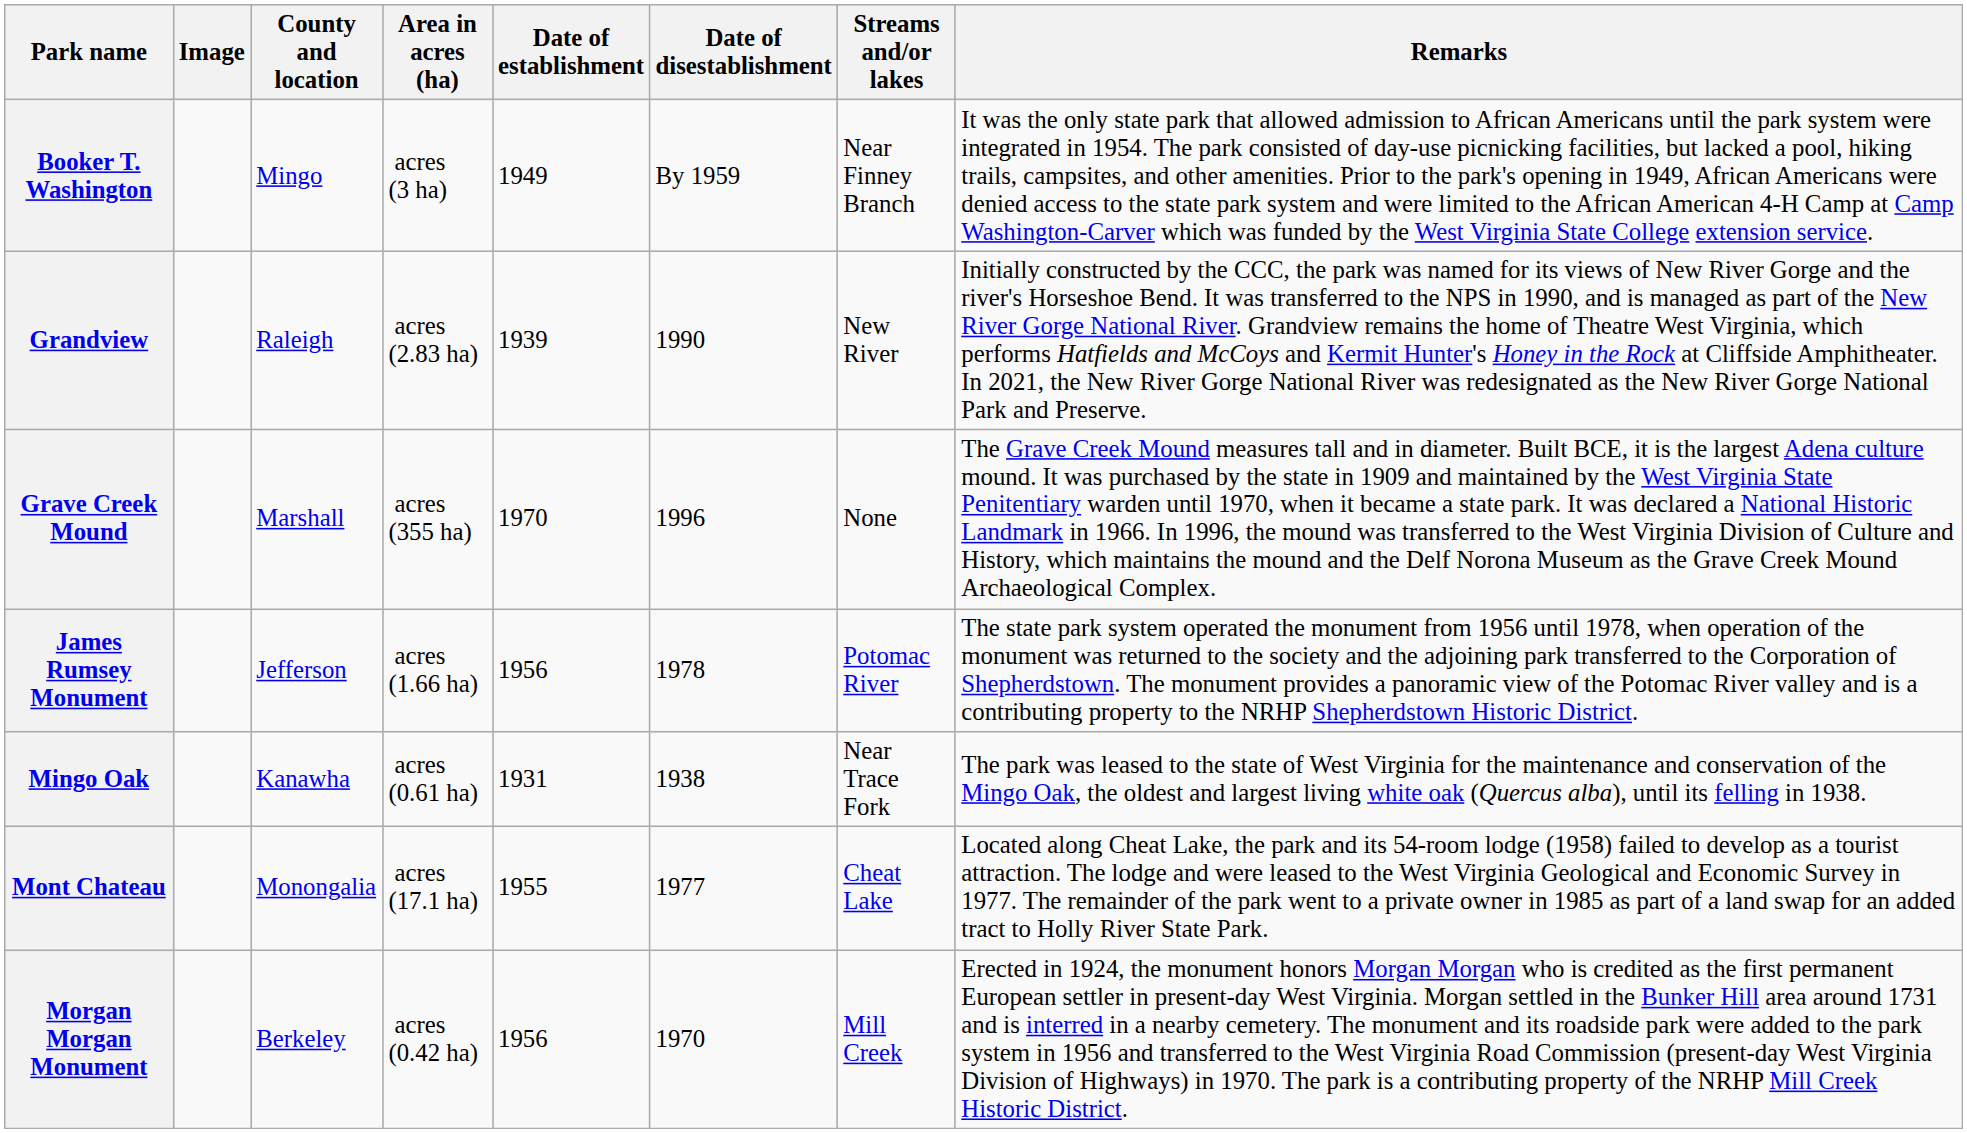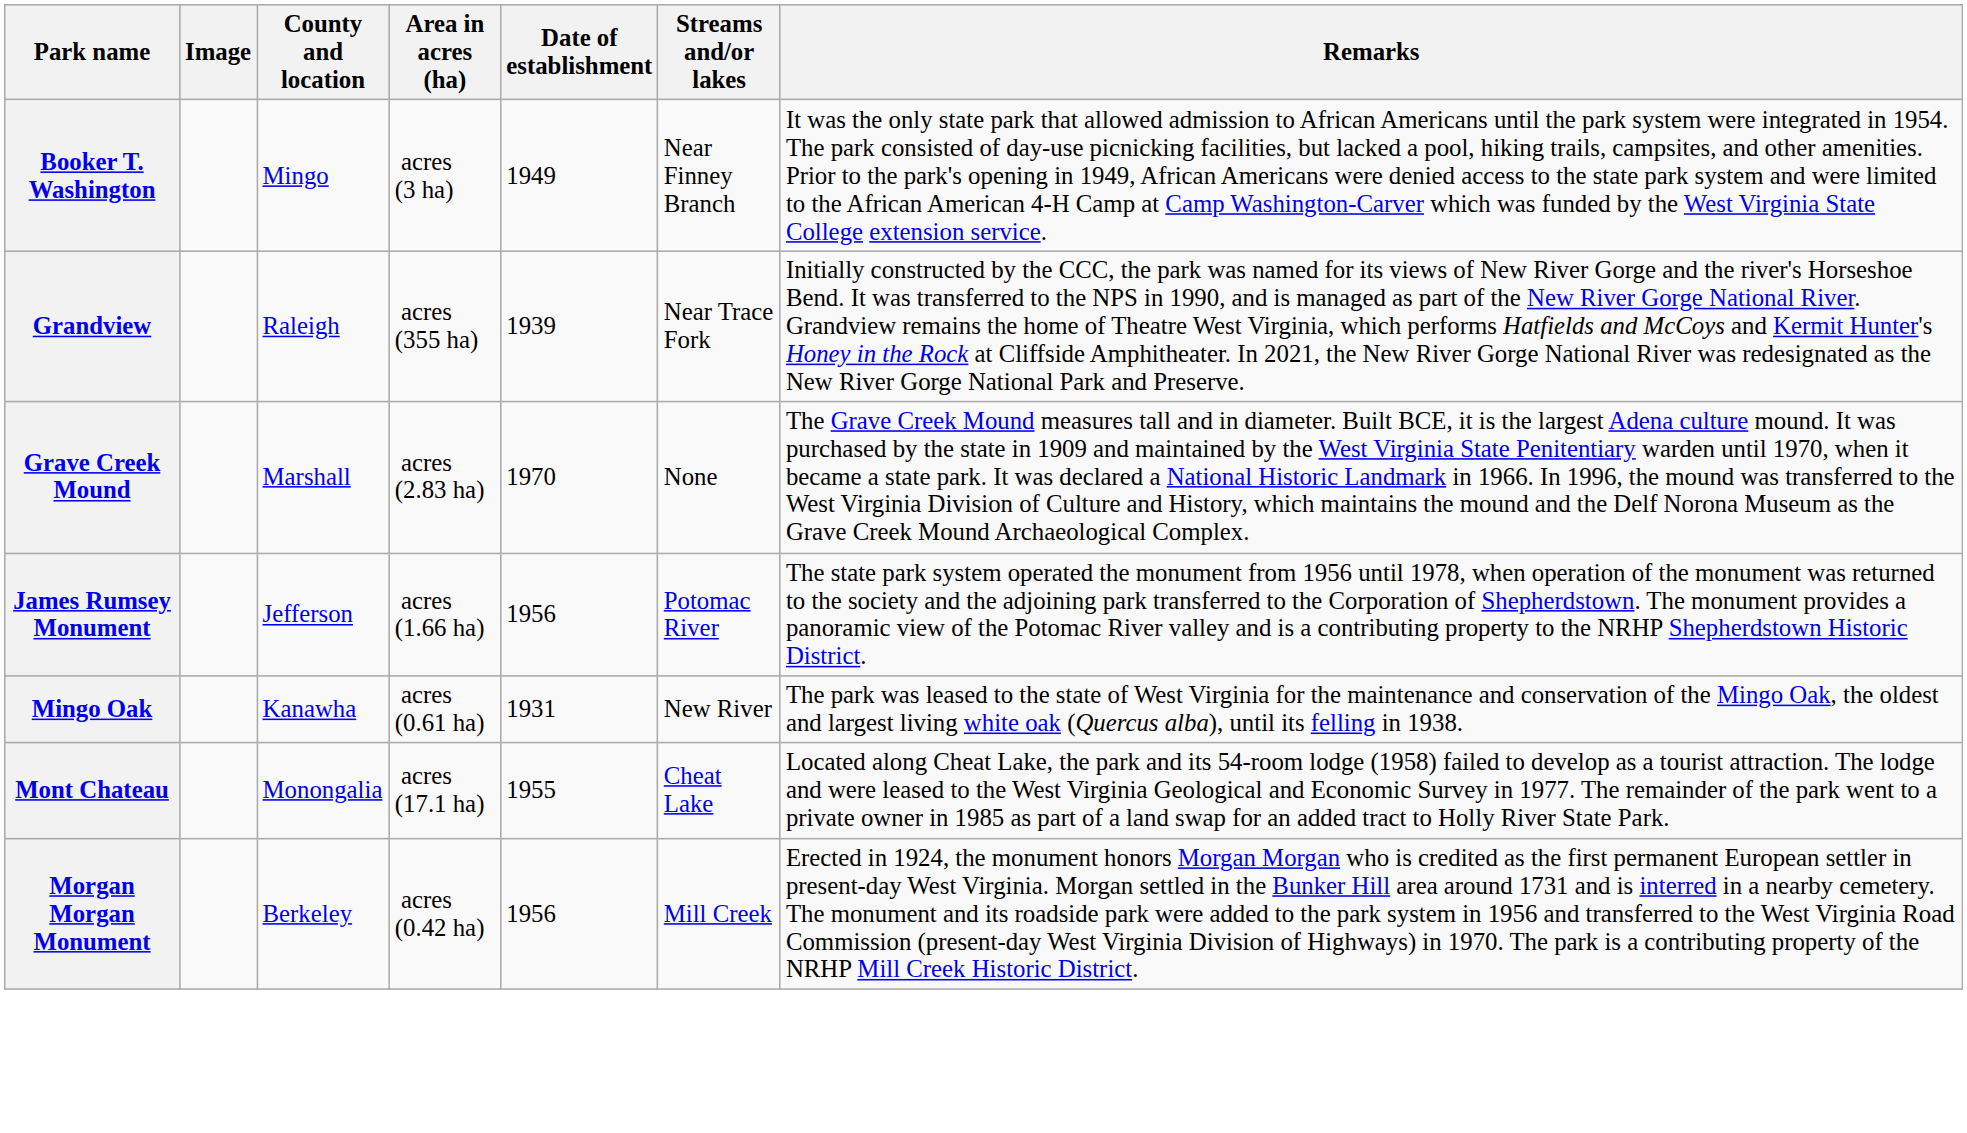- column: (744, 52)
(433, 339) acres (2.83 ha) -> (437, 326) acres (355 ha)
(871, 339) New River -> (719, 326) Near Trace Fork
(430, 518) acres (355 ha) -> (440, 476) acres (2.83 ha)
(871, 778) Near Trace Fork -> (718, 709) New River
